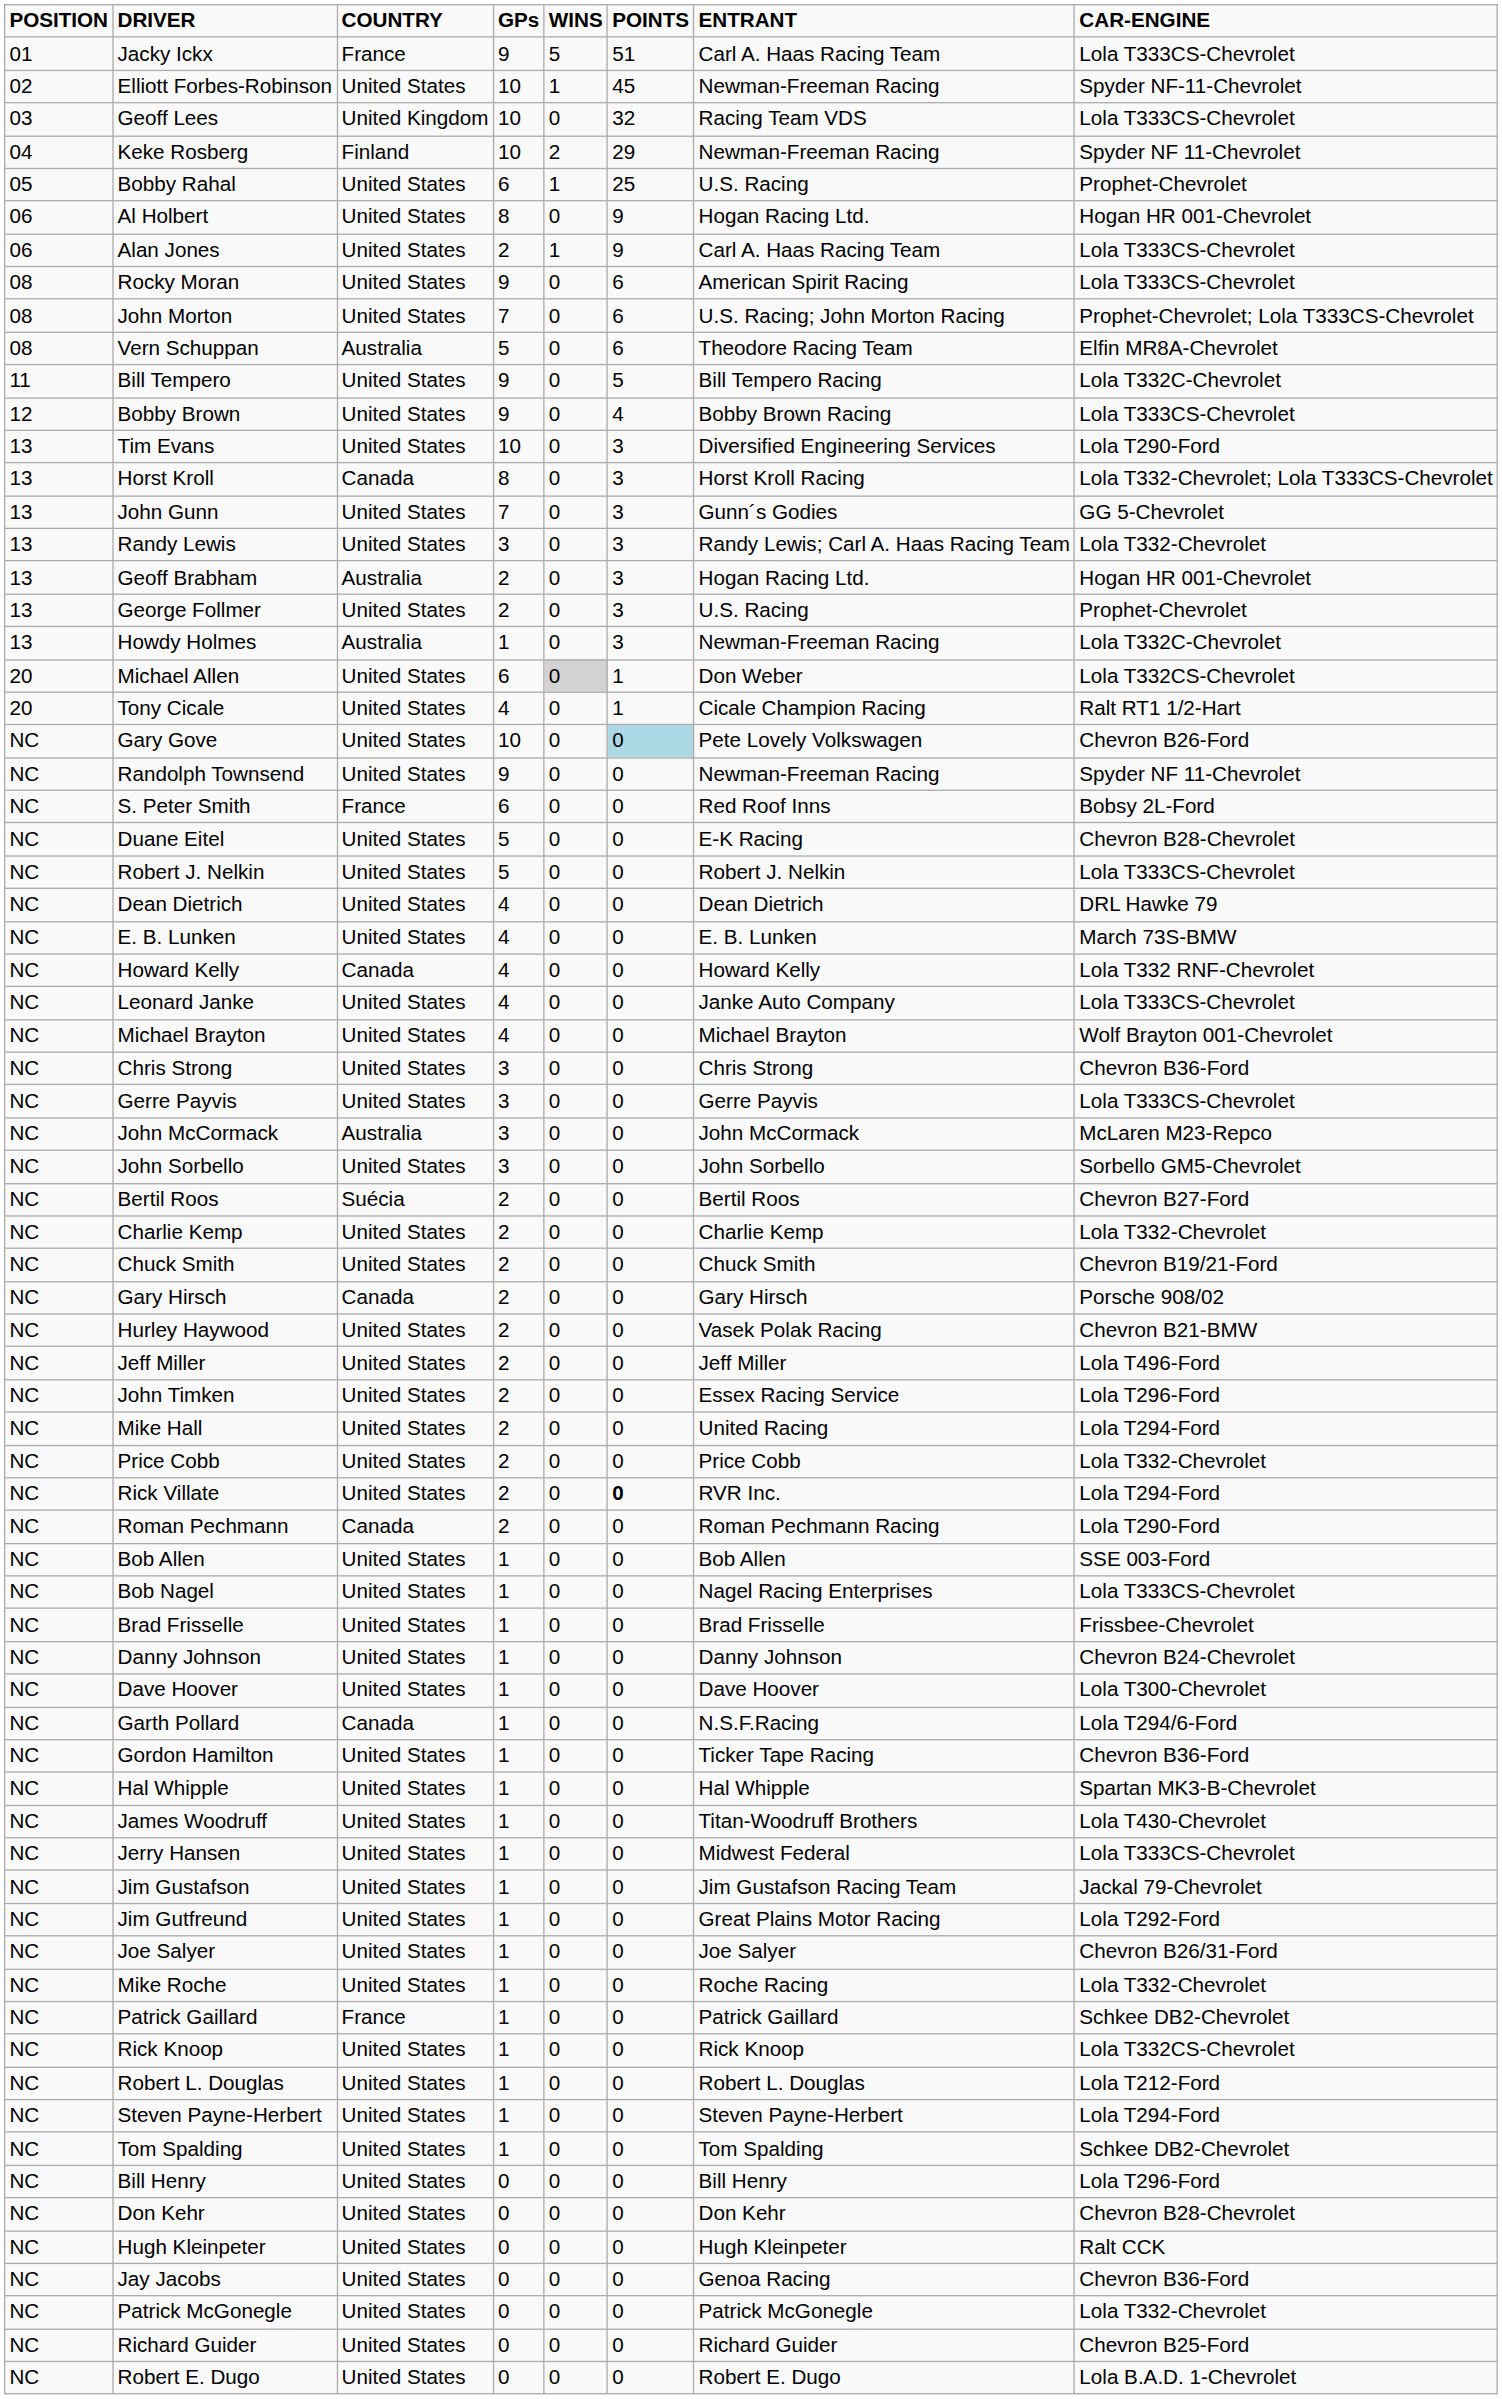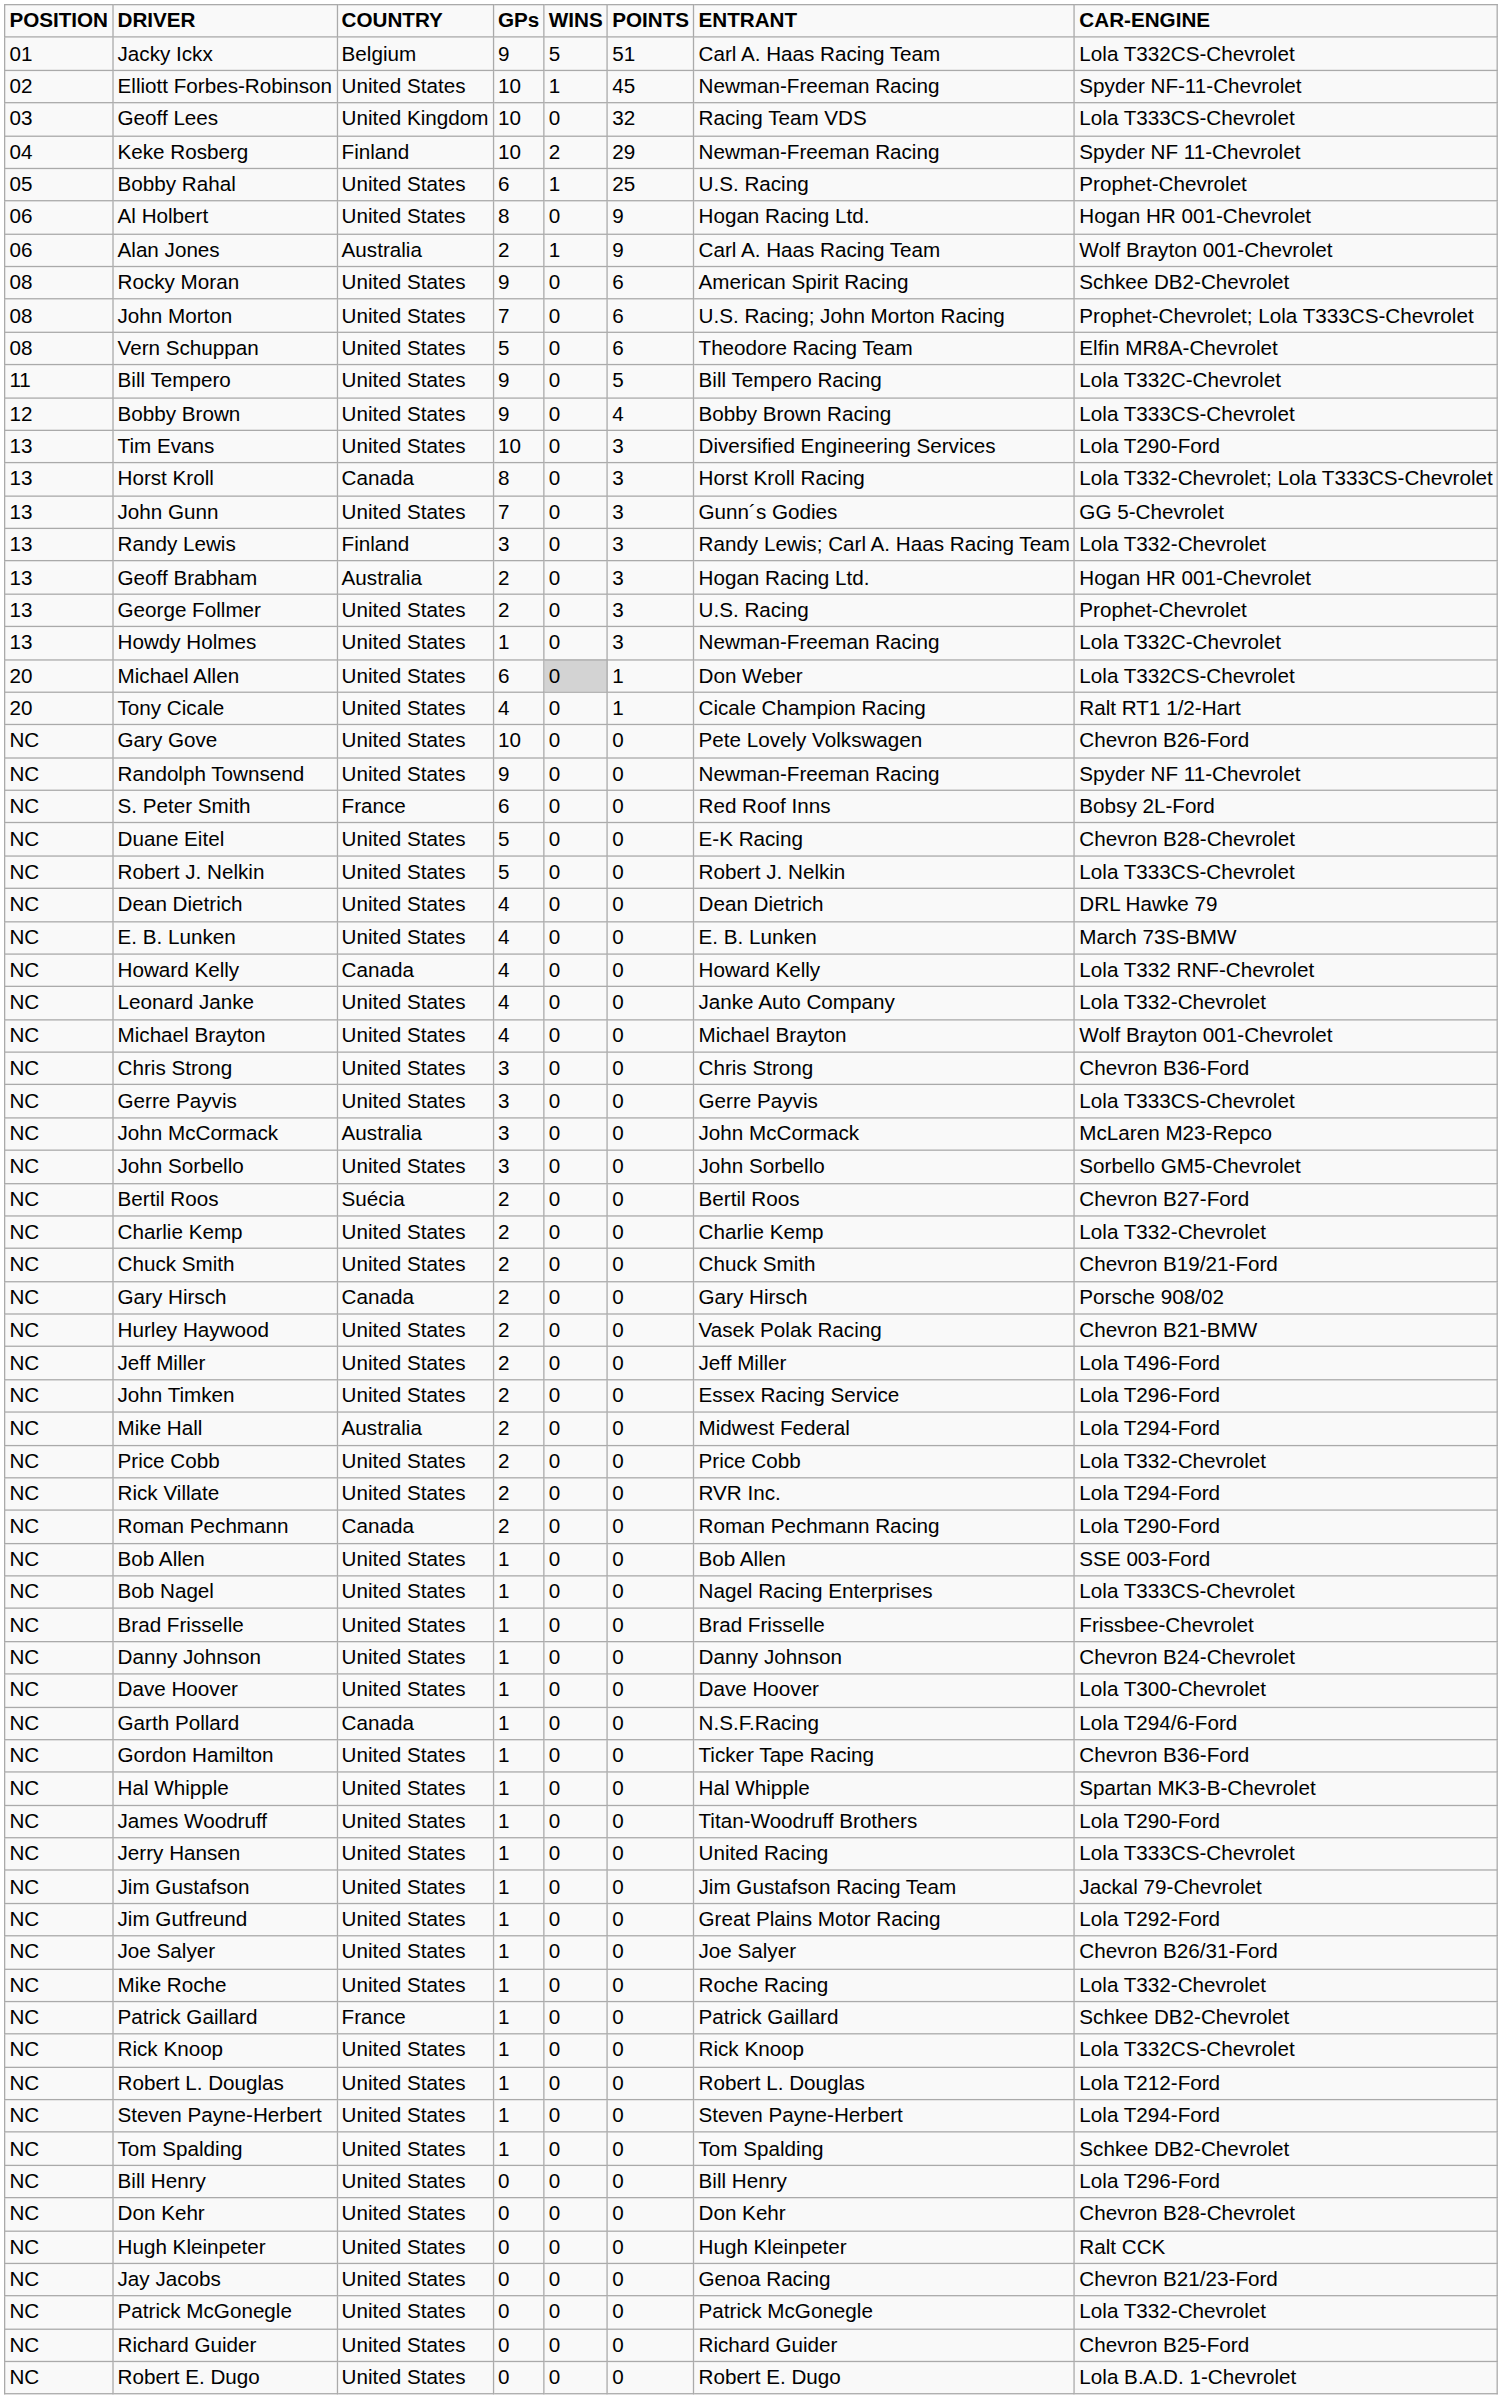(374, 53) France -> (379, 53) Belgium
(1187, 53) Lola T333CS-Chevrolet -> (1187, 53) Lola T332CS-Chevrolet
(404, 250) United States -> (382, 250) Australia
(1187, 250) Lola T333CS-Chevrolet -> (1206, 250) Wolf Brayton 001-Chevrolet
(1187, 282) Lola T333CS-Chevrolet -> (1184, 282) Schkee DB2-Chevrolet
(382, 348) Australia -> (404, 348) United States
(404, 544) United States -> (375, 544) Finland
(382, 642) Australia -> (404, 642) United States
(618, 741) lightblue background -> (618, 741) no background
(1187, 1002) Lola T333CS-Chevrolet -> (1173, 1002) Lola T332-Chevrolet
(404, 1428) United States -> (382, 1428) Australia
(763, 1428) United Racing -> (774, 1428) Midwest Federal
(618, 1493) bold -> (618, 1493) normal
(1173, 1821) Lola T430-Chevrolet -> (1150, 1821) Lola T290-Ford
(774, 1853) Midwest Federal -> (763, 1853) United Racing
(1164, 2279) Chevron B36-Ford -> (1179, 2279) Chevron B21/23-Ford
